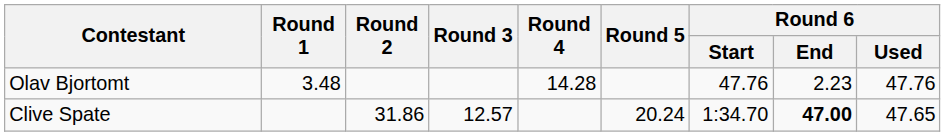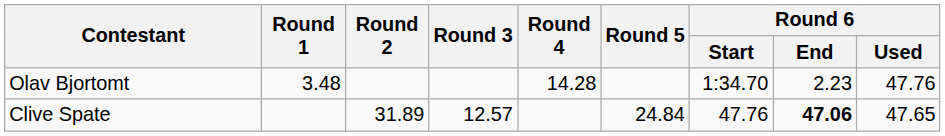(744, 83) 47.76 -> (735, 83) 1:34.70
(399, 114) 31.86 -> (399, 114) 31.89
(660, 114) 20.24 -> (660, 114) 24.84
(735, 114) 1:34.70 -> (744, 114) 47.76
(827, 114) 47.00 -> (827, 114) 47.06
